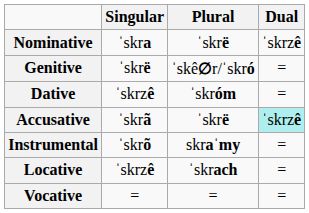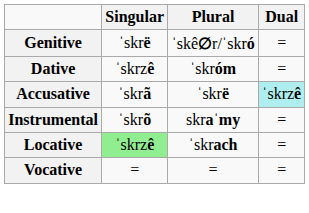- row: (53, 42)
(135, 170) no background -> (135, 145) lightgreen background
